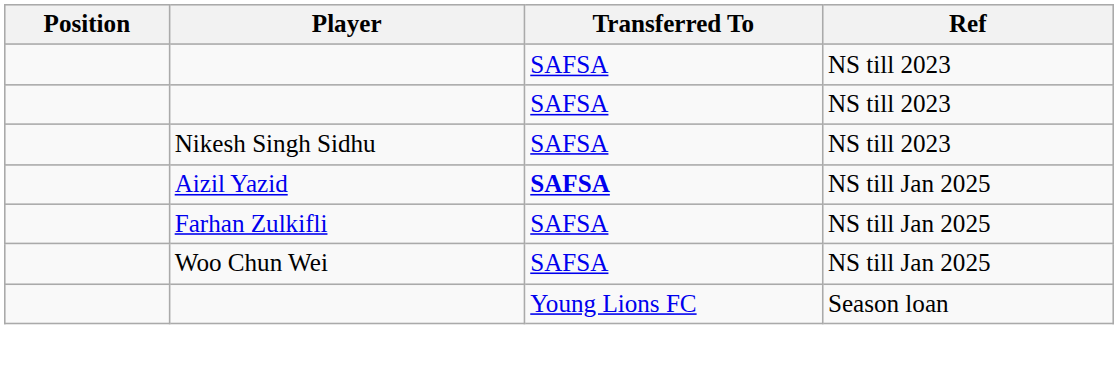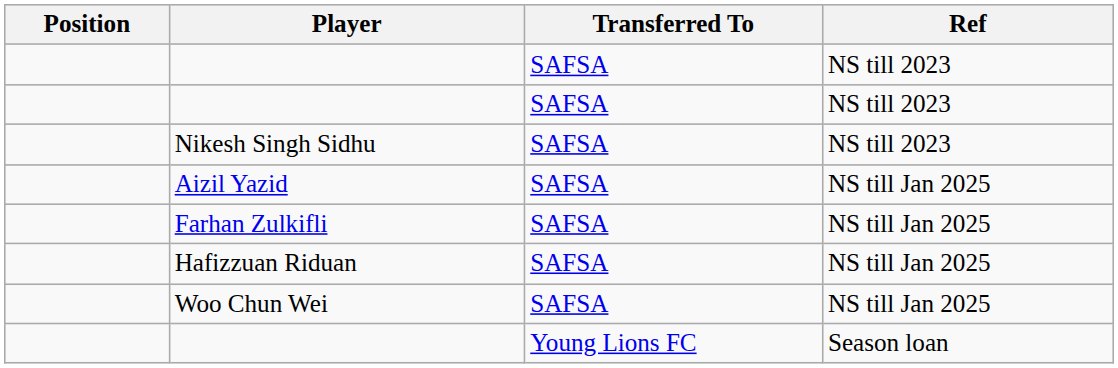(570, 183) bold -> (569, 183) normal
+ row: (266, 263)
